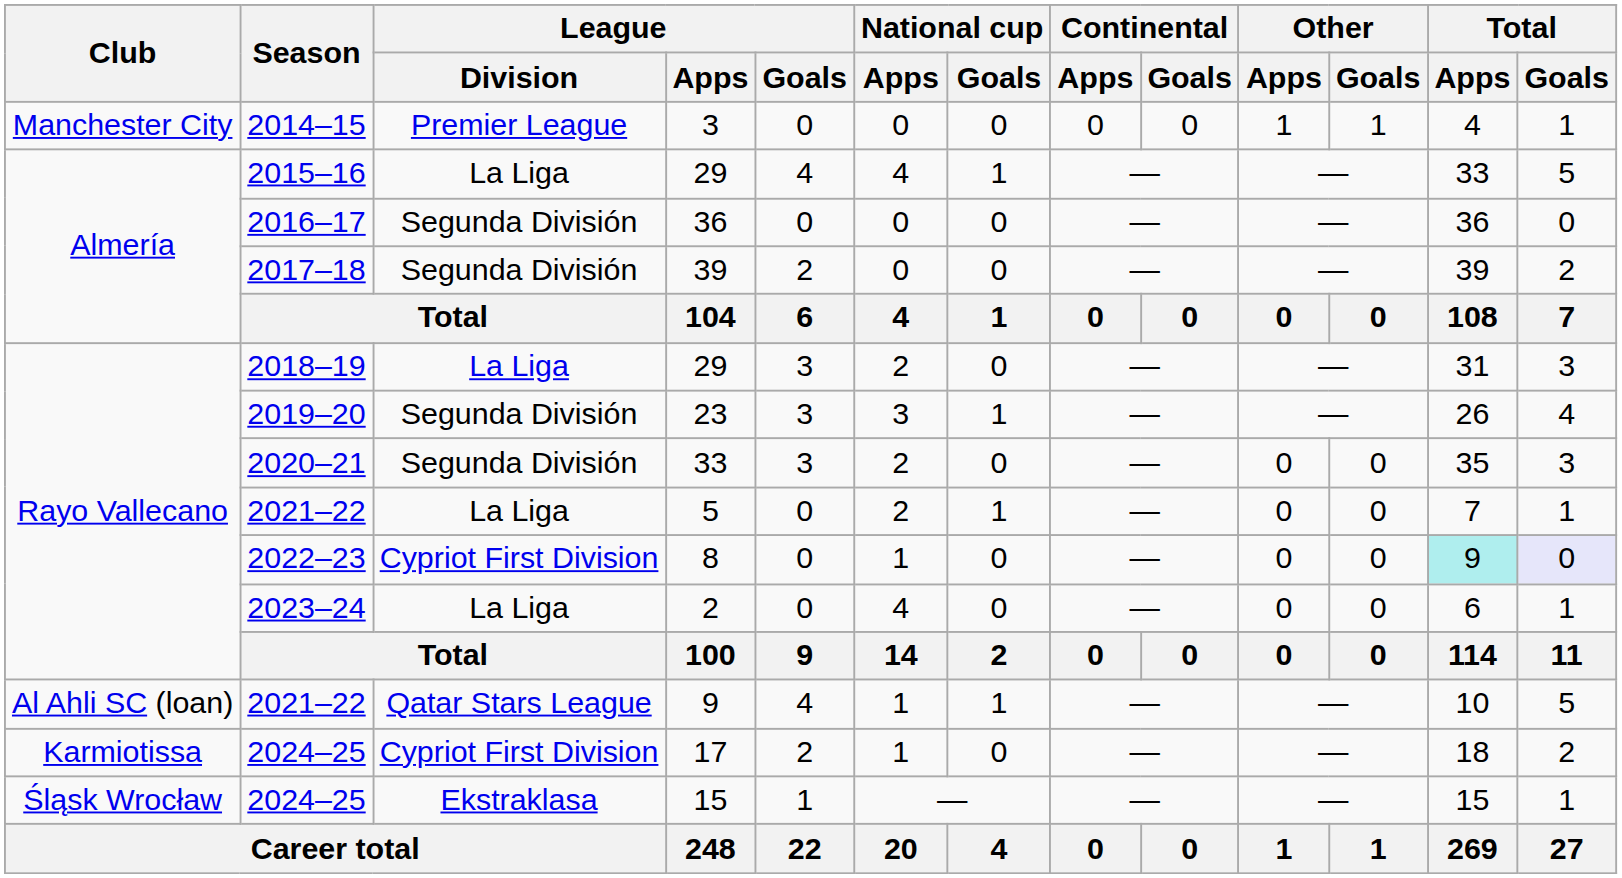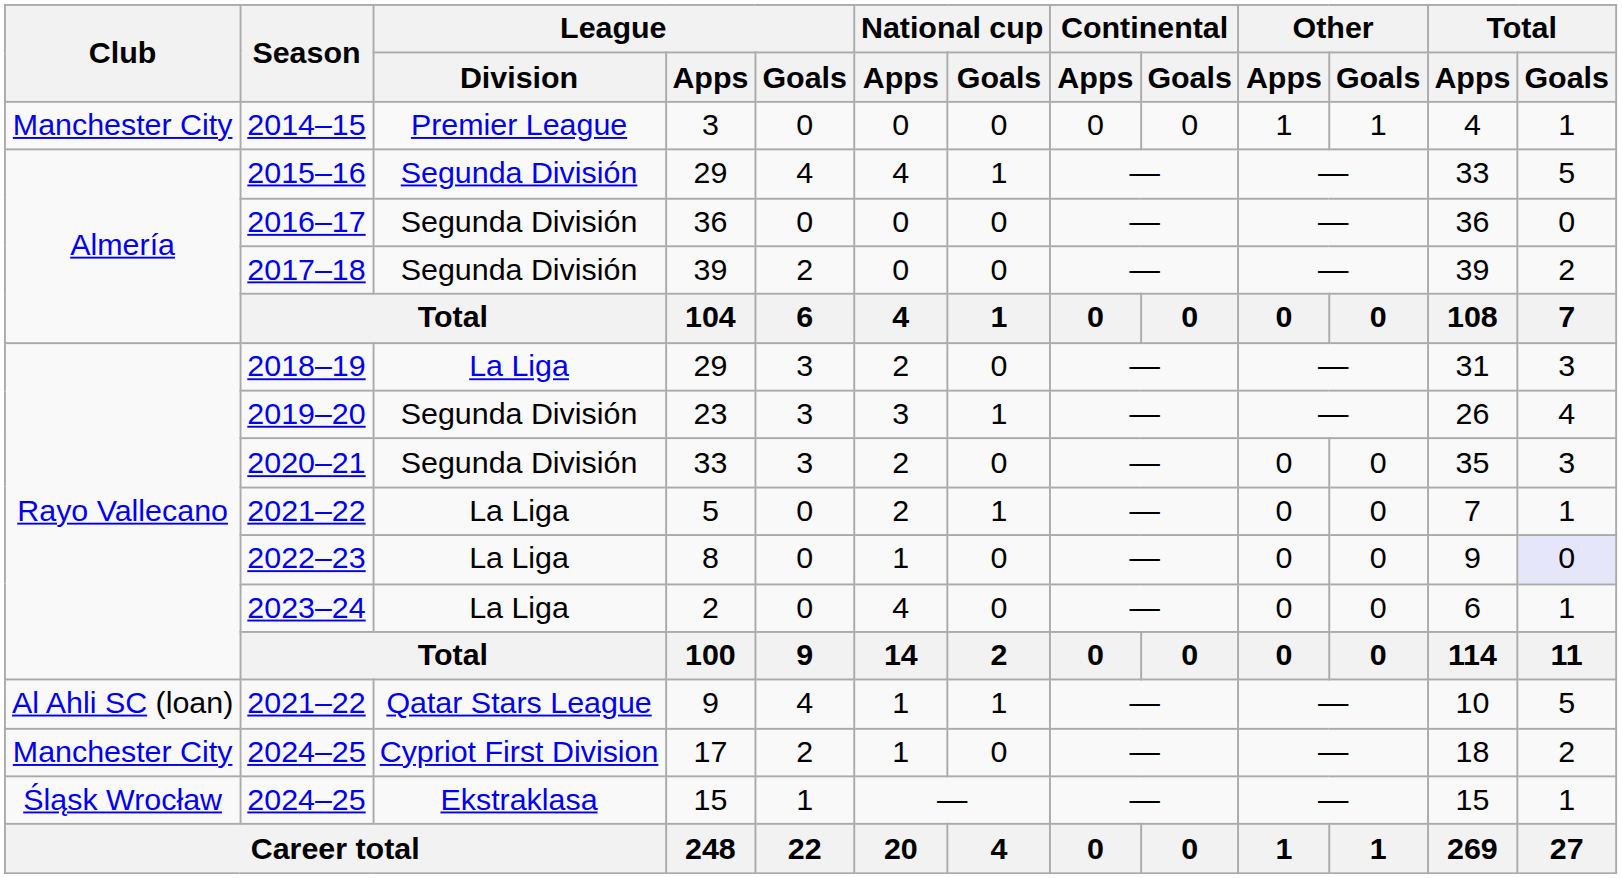(519, 173) La Liga -> (519, 173) Segunda División
(519, 558) Cypriot First Division -> (519, 558) La Liga
(1472, 558) paleturquoise background -> (1472, 558) no background
(123, 751) Karmiotissa -> (123, 751) Manchester City
